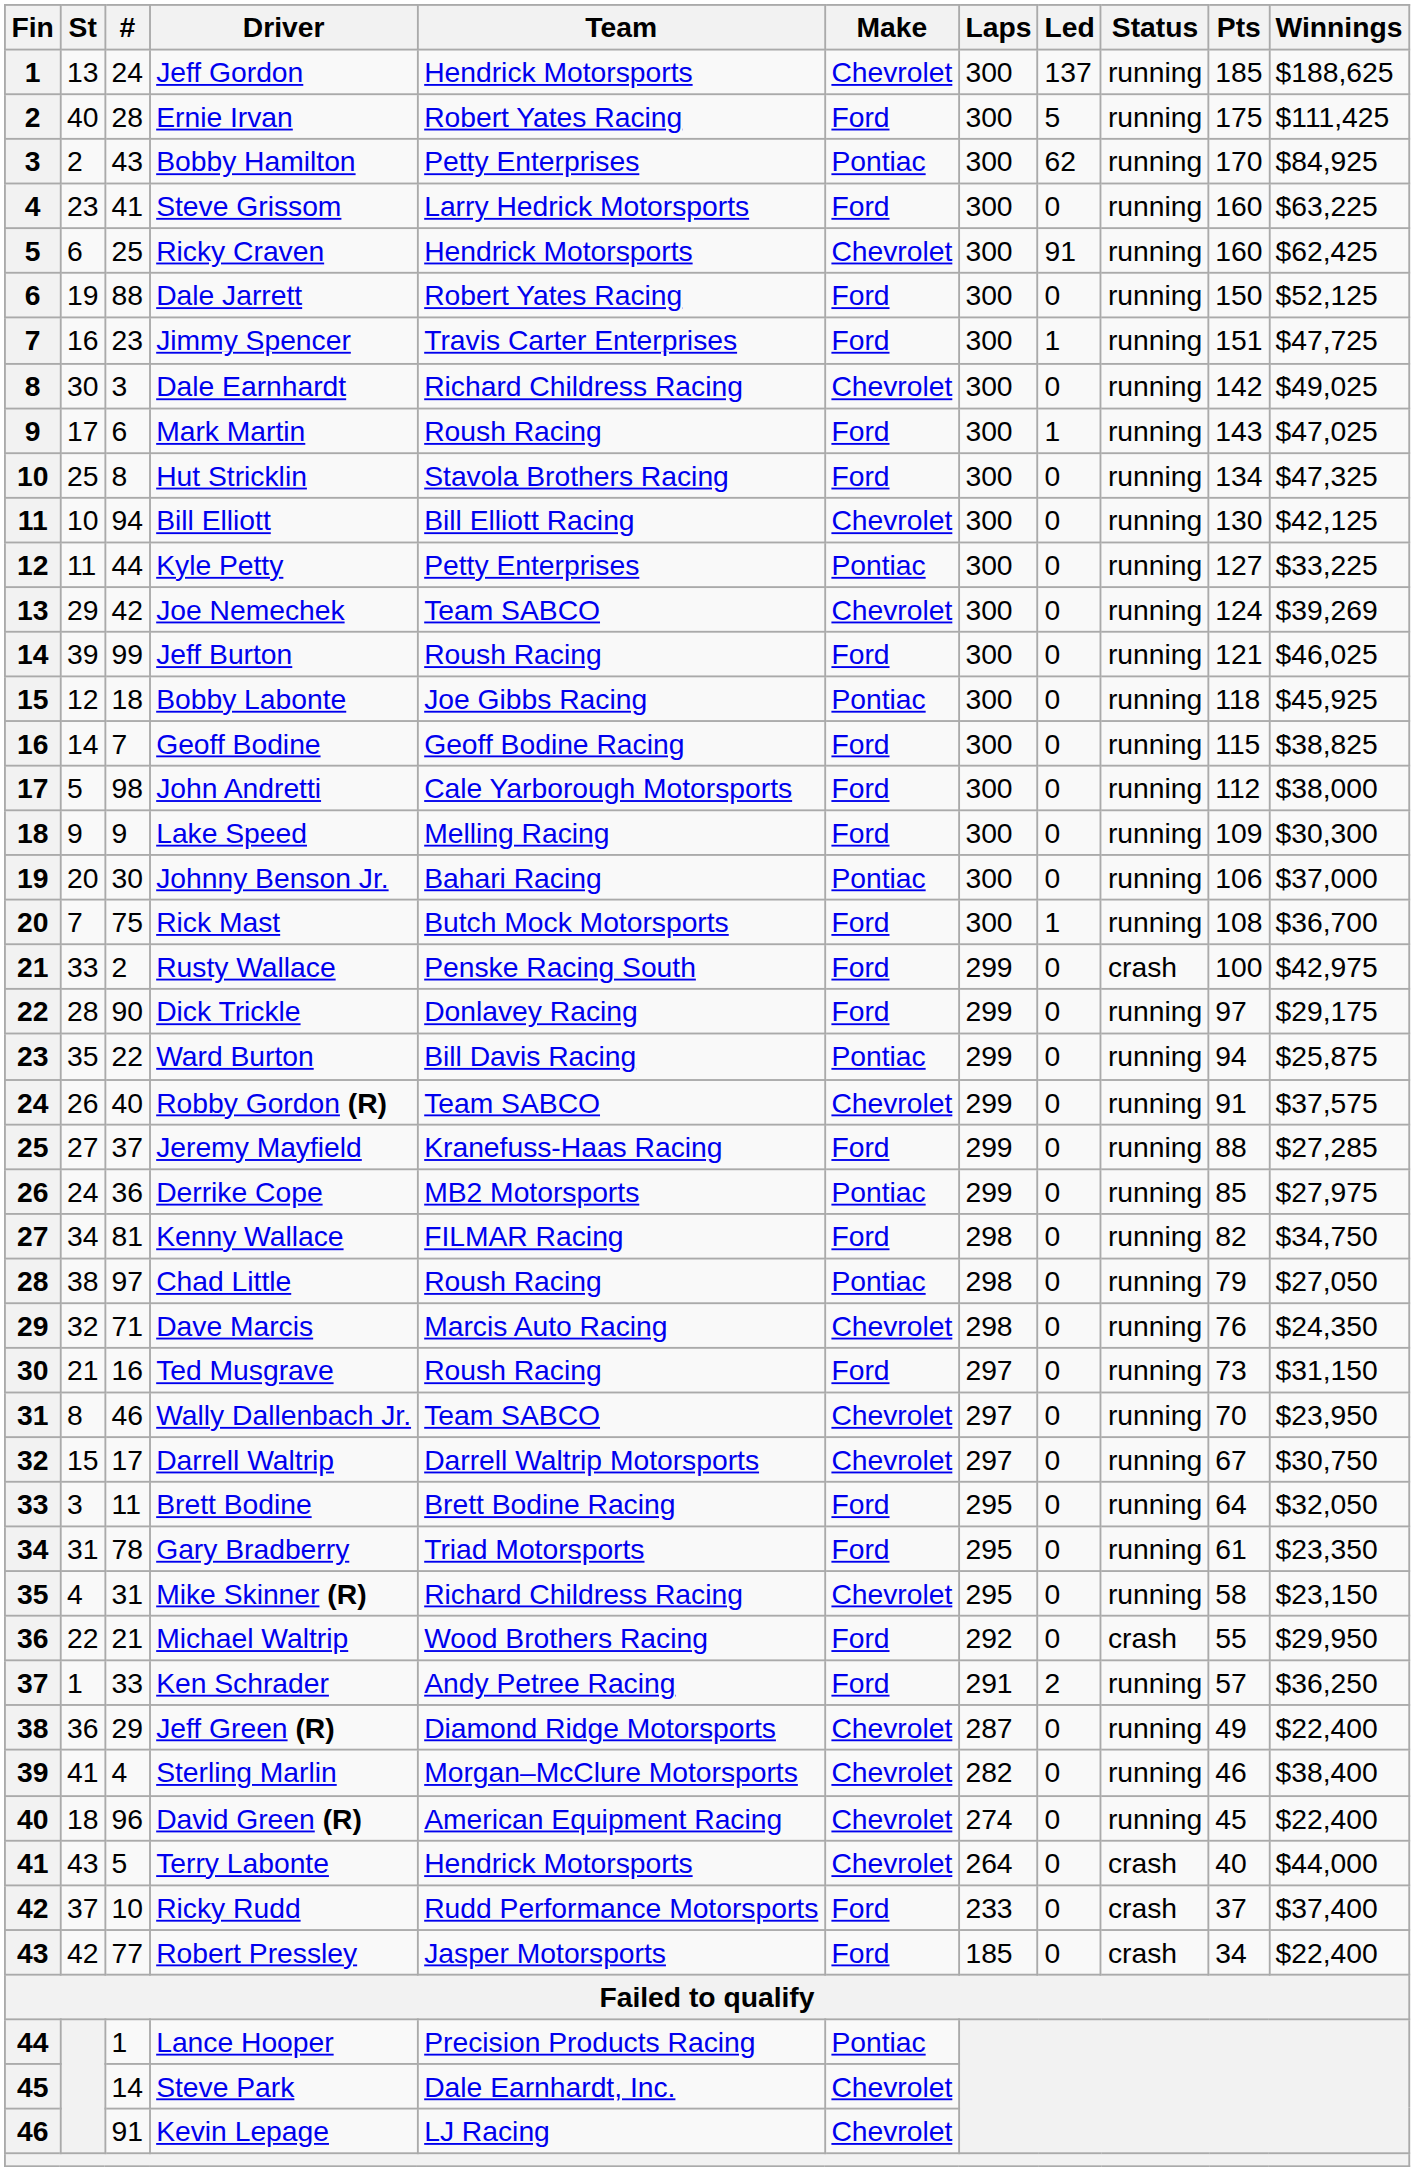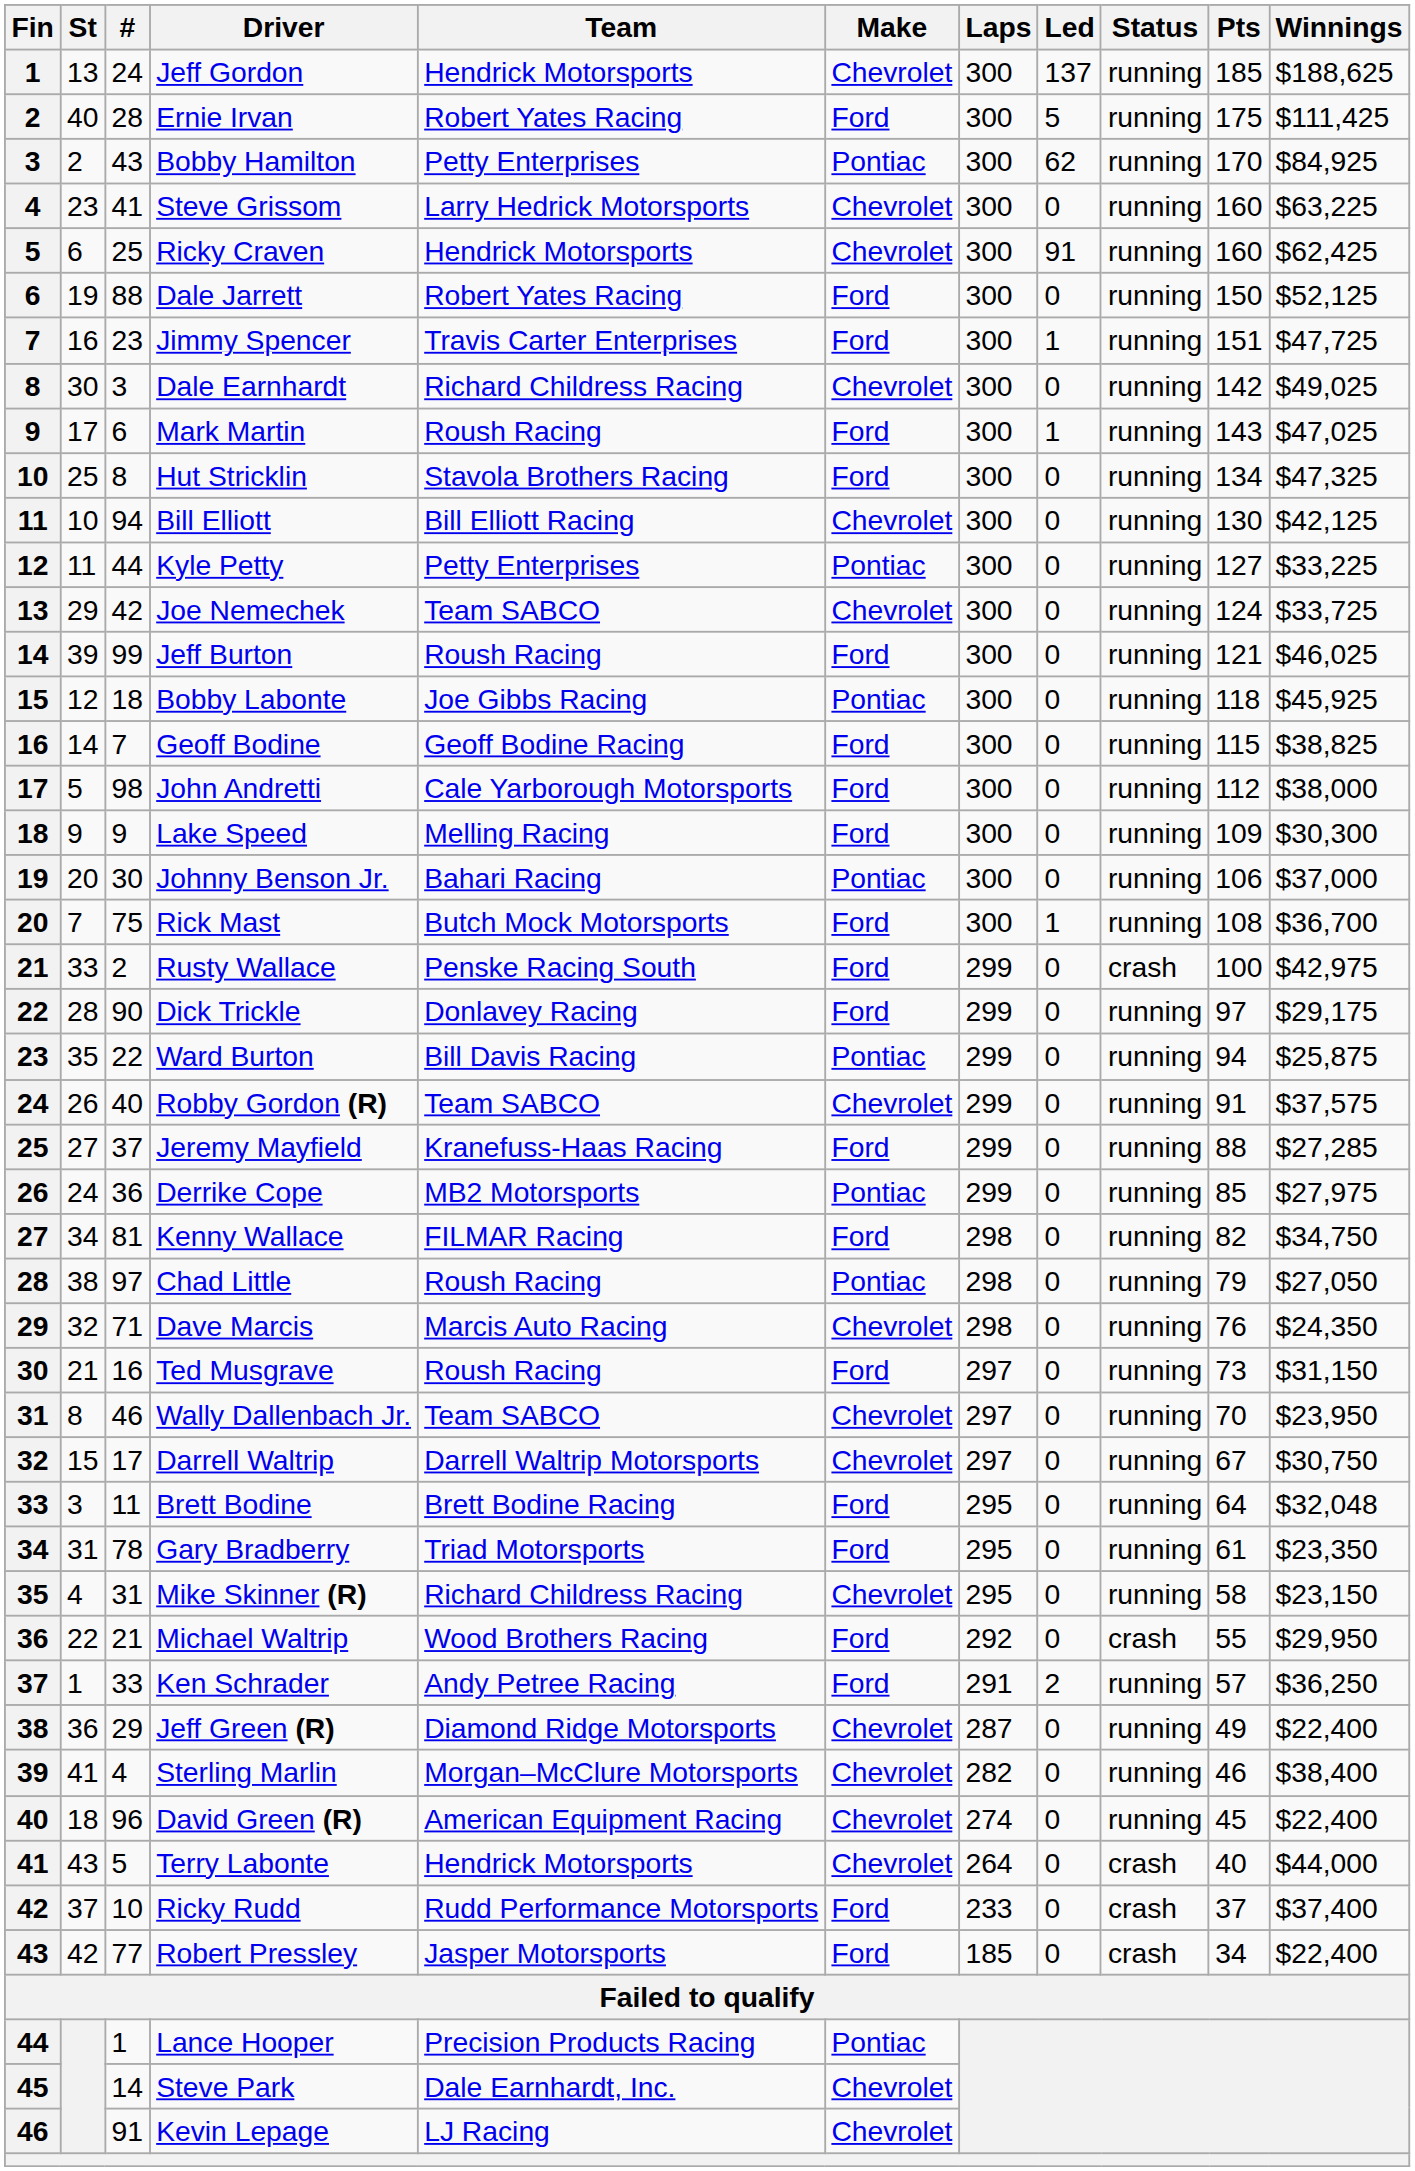(860, 207) Ford -> (892, 207) Chevrolet
(1327, 609) $39,269 -> (1327, 609) $33,725
(1327, 1504) $32,050 -> (1327, 1504) $32,048
